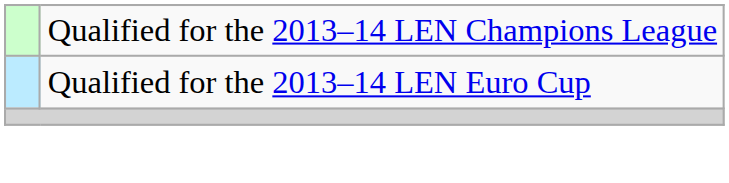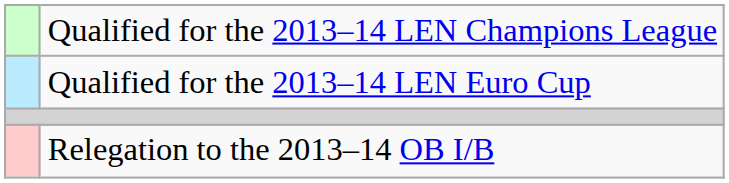+ row: (271, 150)
